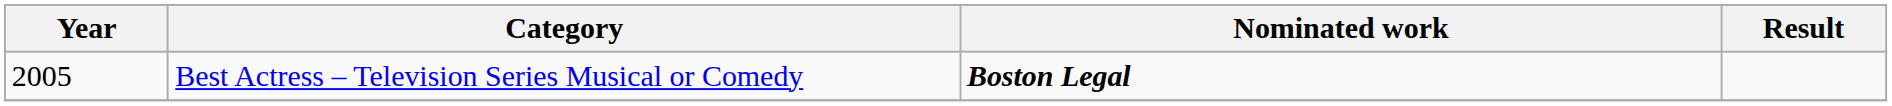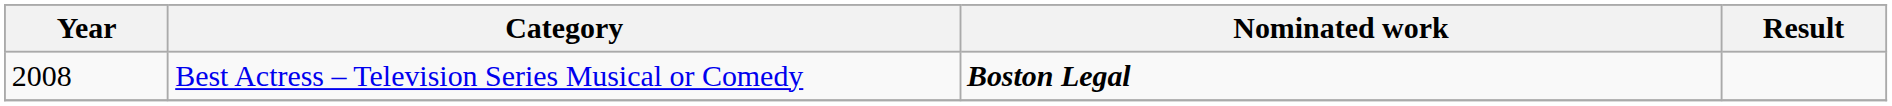(42, 75) 2005 -> (42, 75) 2008
